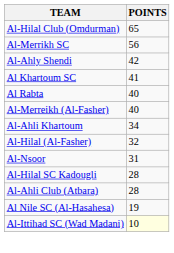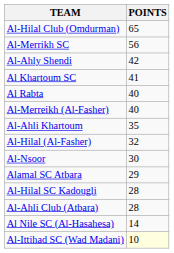(134, 126) 34 -> (134, 126) 35
(134, 158) 31 -> (134, 158) 30
+ row: (44, 175)
(134, 207) 19 -> (134, 223) 14
